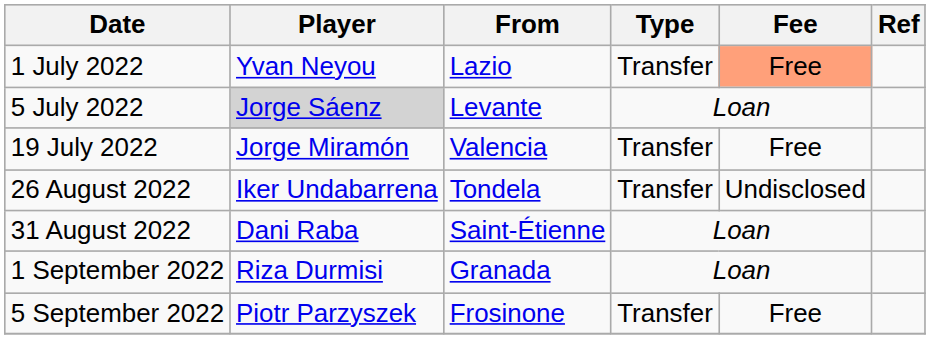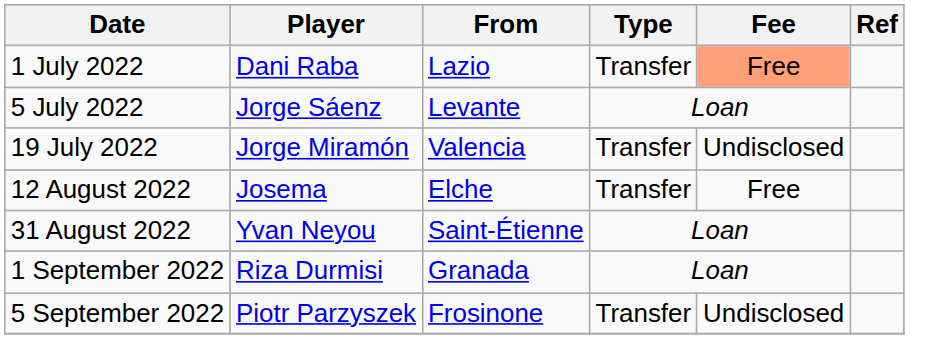(306, 66) Yvan Neyou -> (297, 66) Dani Raba
(309, 107) lightgrey background -> (309, 107) no background
(795, 148) Free -> (774, 148) Undisclosed
+ row: (101, 189)
- row: (101, 189)
(297, 230) Dani Raba -> (306, 230) Yvan Neyou
(795, 312) Free -> (774, 312) Undisclosed
